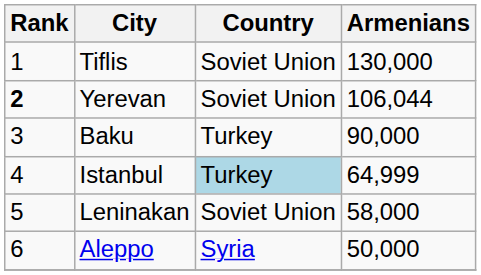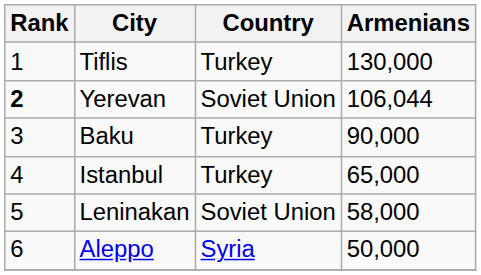(268, 61) Soviet Union -> (237, 61) Turkey
(237, 174) lightblue background -> (237, 174) no background
(383, 174) 64,999 -> (383, 174) 65,000
